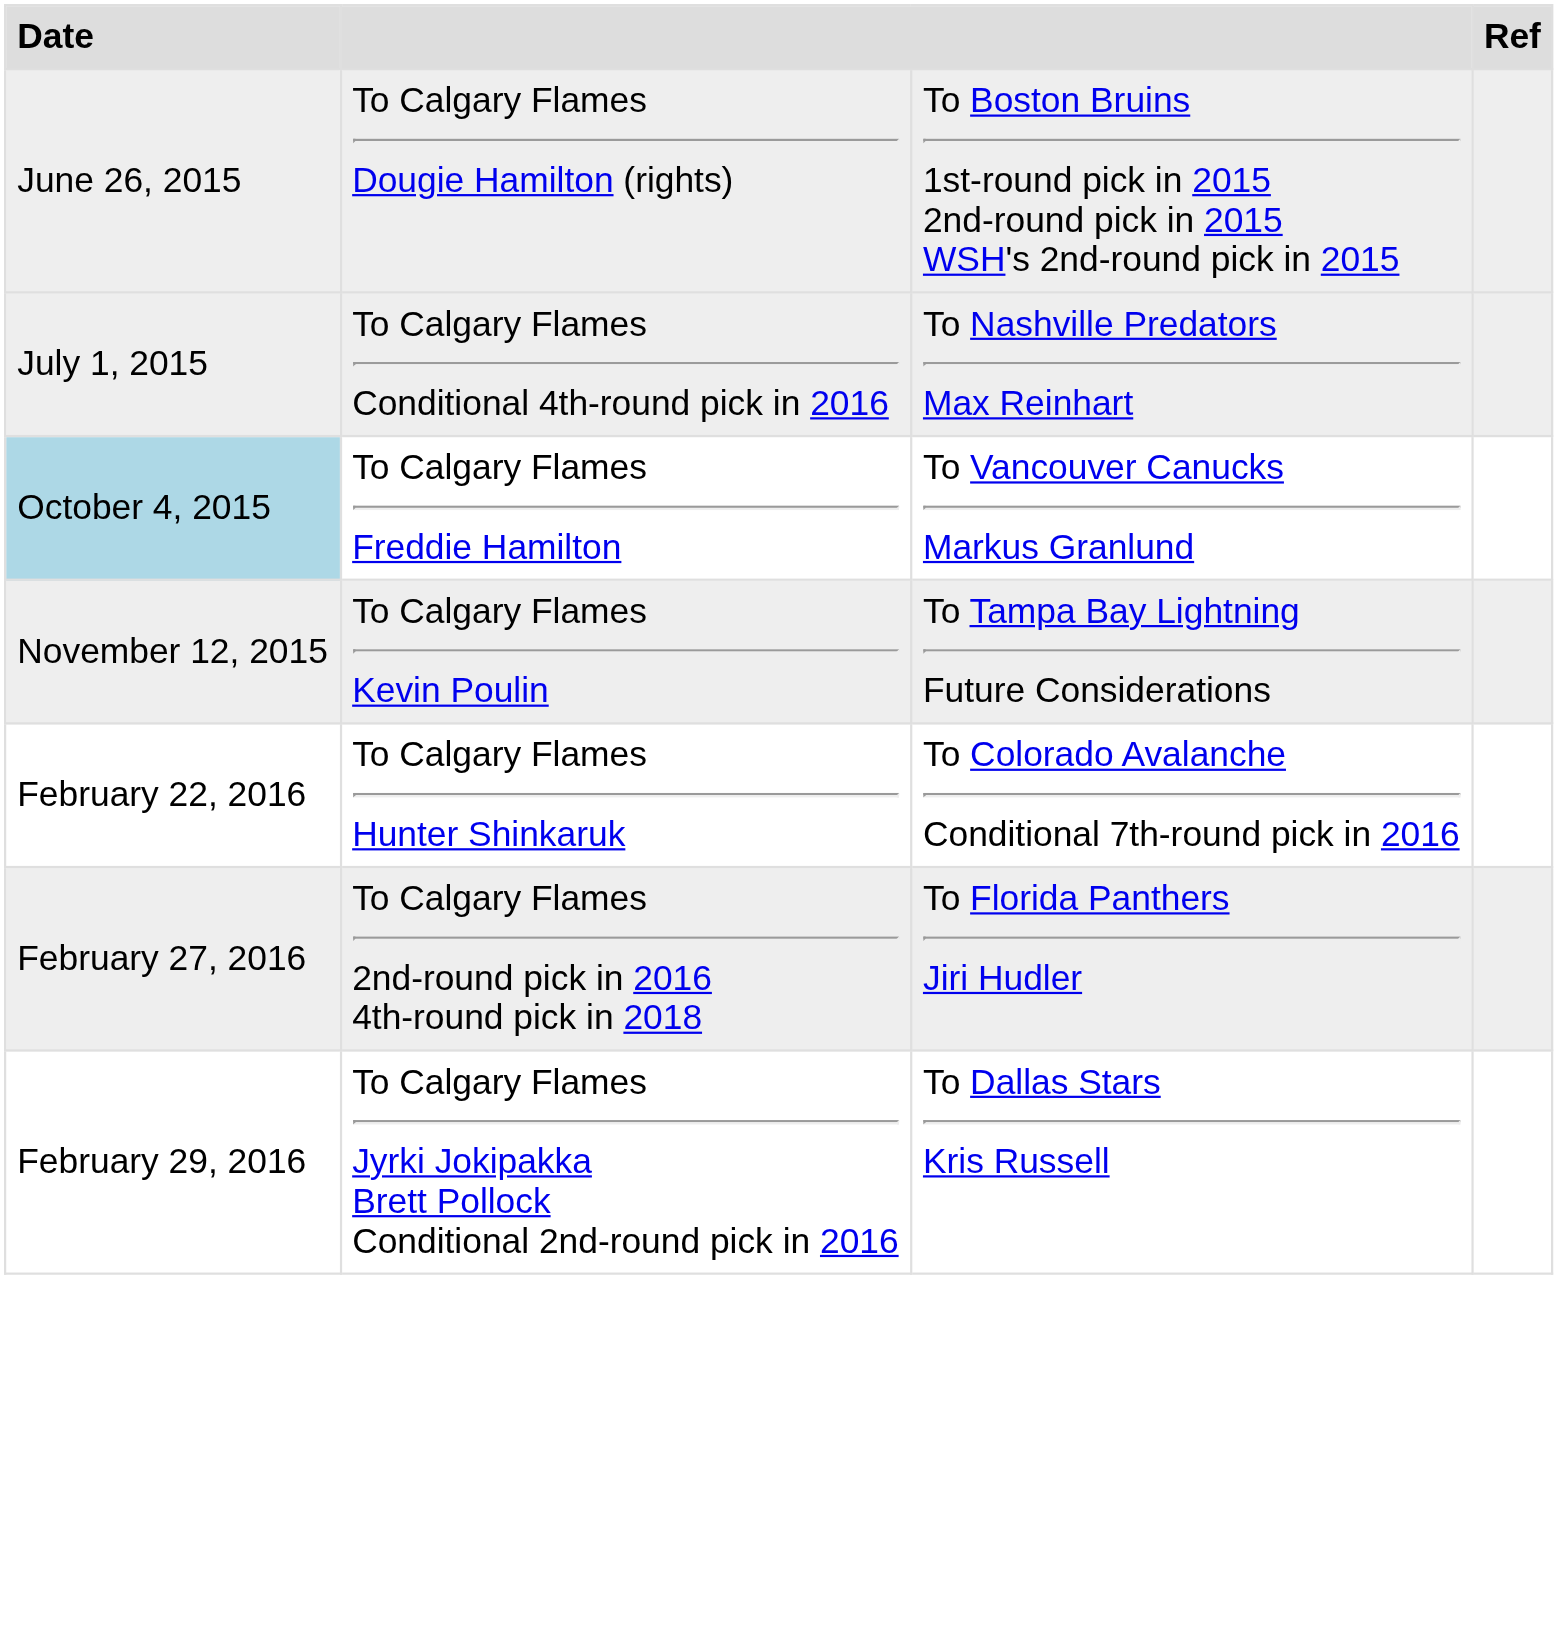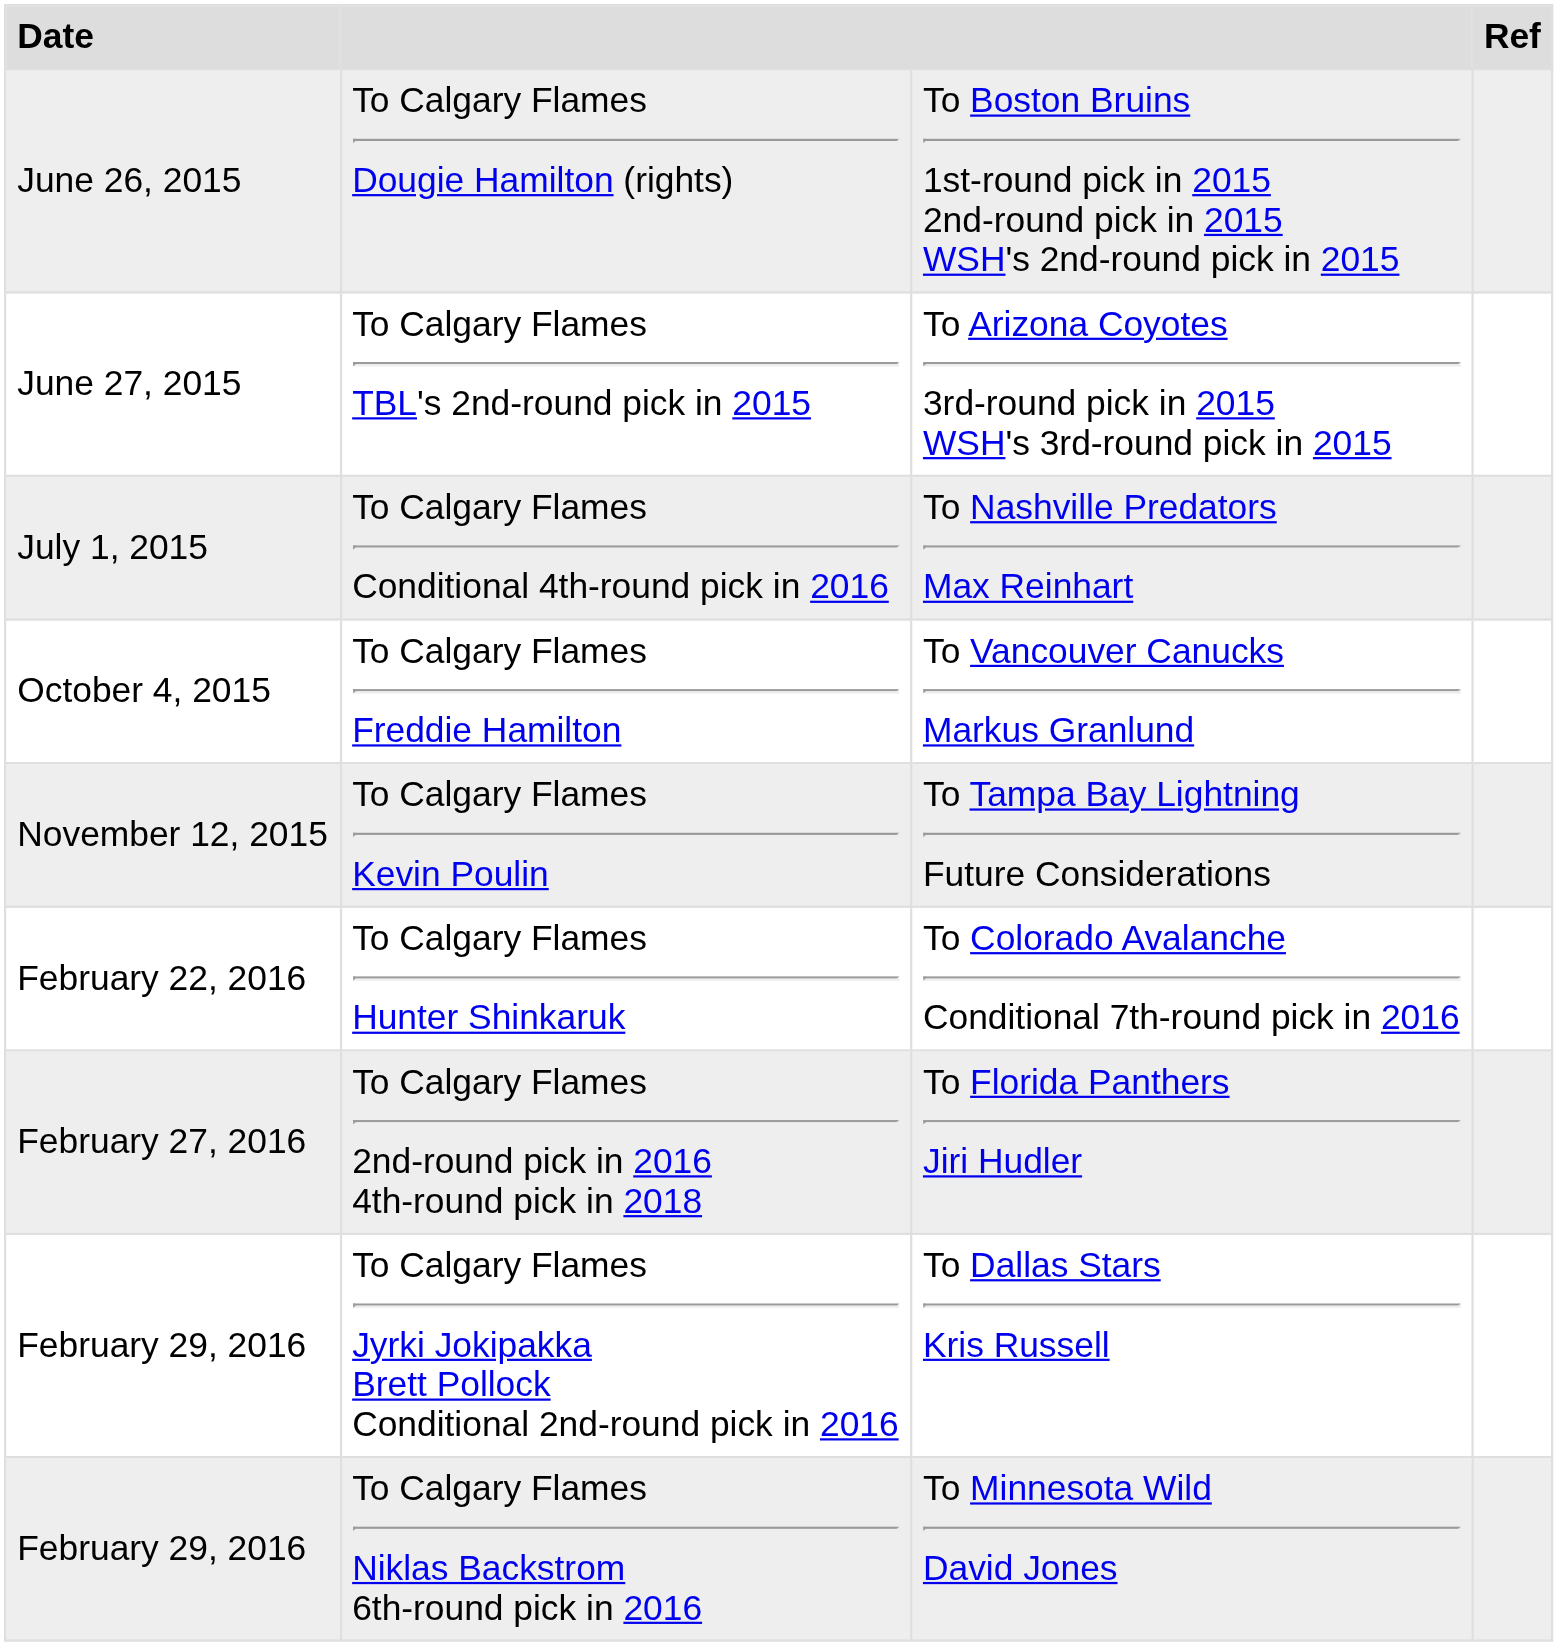+ row: (625, 363)
(144, 507) lightblue background -> (144, 690) no background
+ row: (625, 1548)
